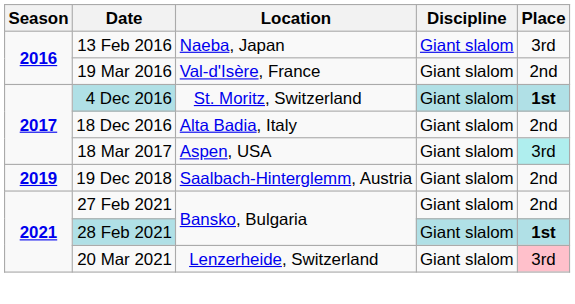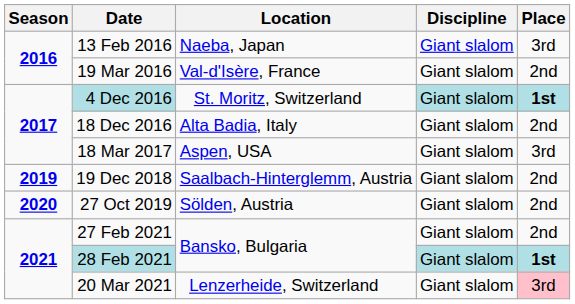(544, 152) paleturquoise background -> (544, 152) no background
+ row: (126, 205)
